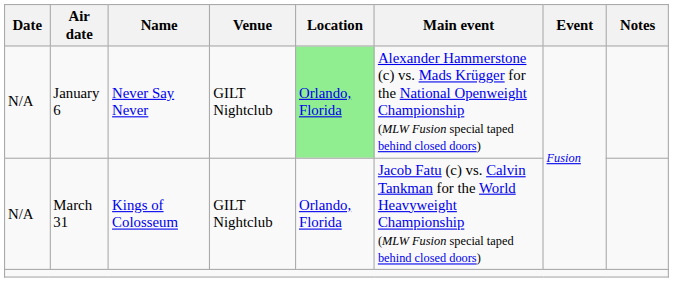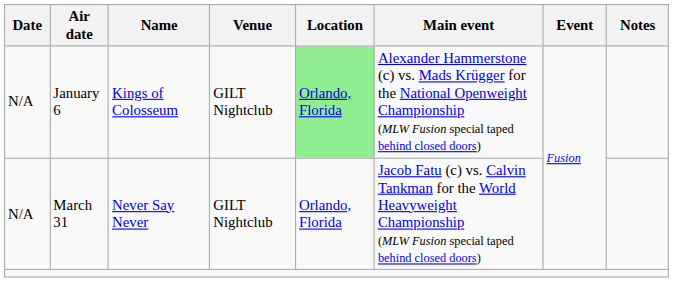(143, 101) Never Say Never -> (145, 101) Kings of Colosseum
(145, 213) Kings of Colosseum -> (143, 213) Never Say Never
